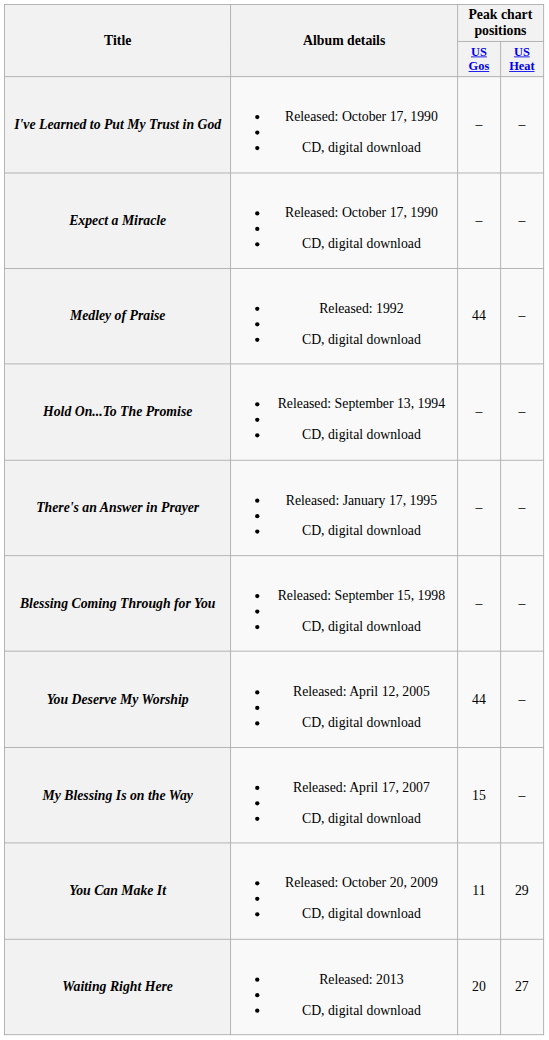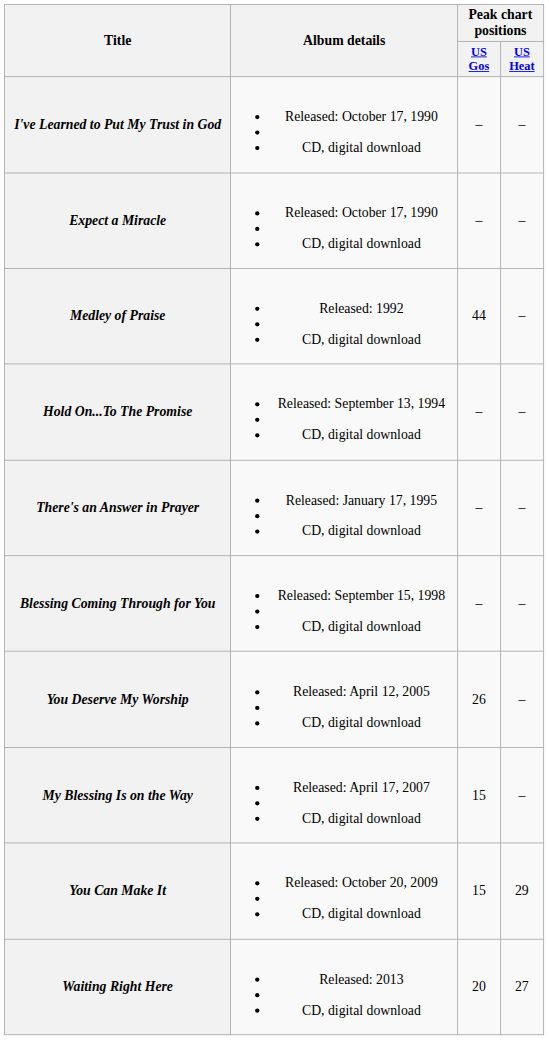(479, 699) 44 -> (479, 699) 26
(479, 890) 11 -> (479, 890) 15
